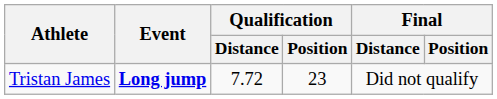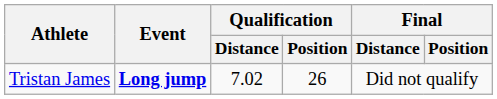(247, 79) 7.72 -> (247, 79) 7.02
(317, 79) 23 -> (317, 79) 26
